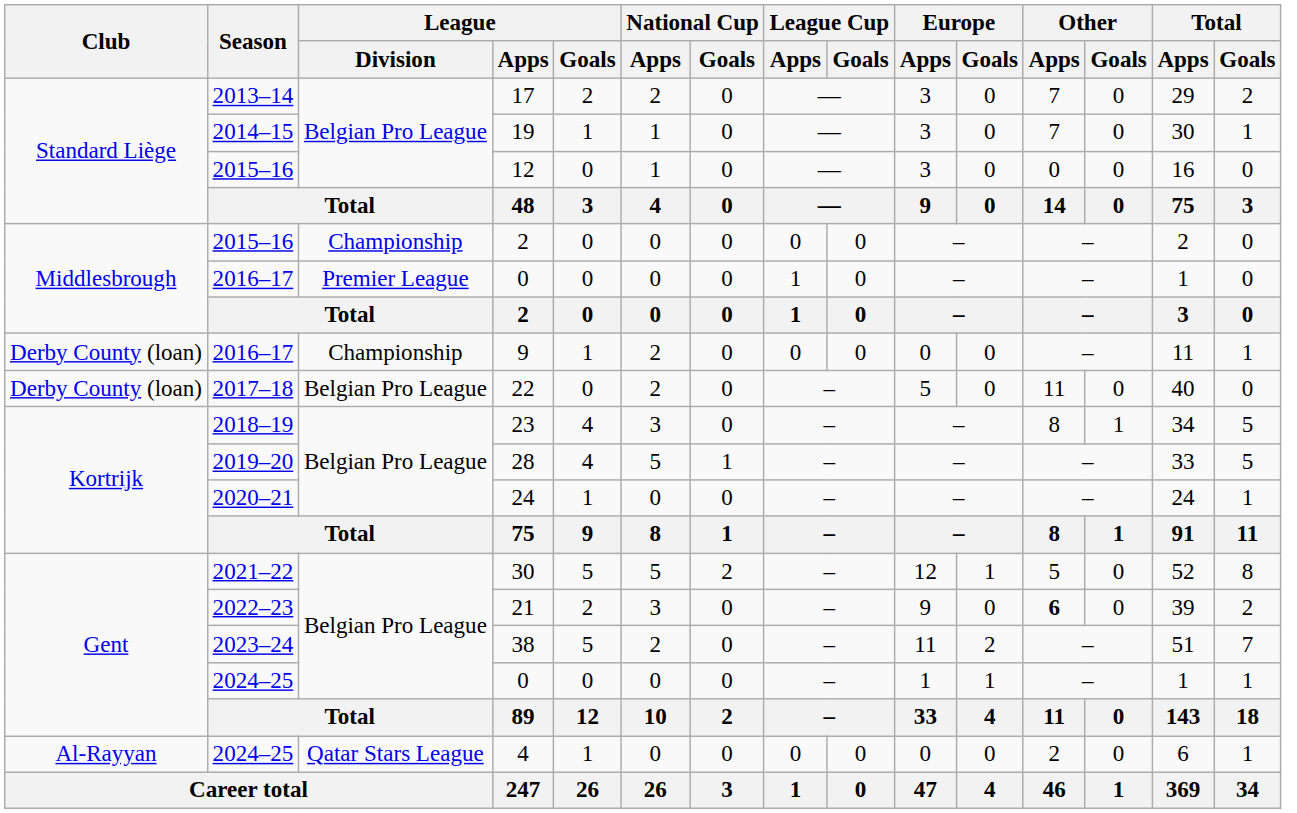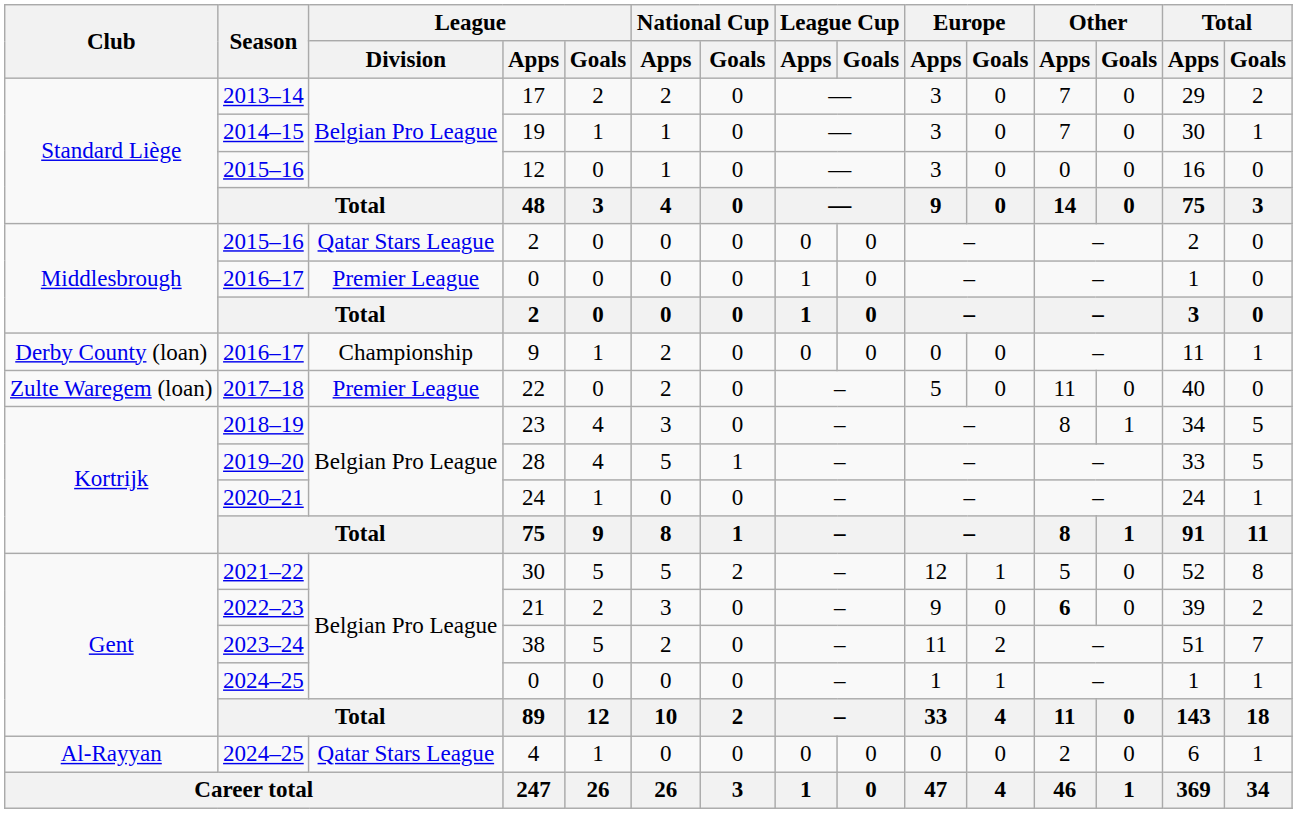(395, 242) Championship -> (406, 242) Qatar Stars League
(106, 388) Derby County (loan) -> (111, 388) Zulte Waregem (loan)
(395, 388) Belgian Pro League -> (406, 388) Premier League
